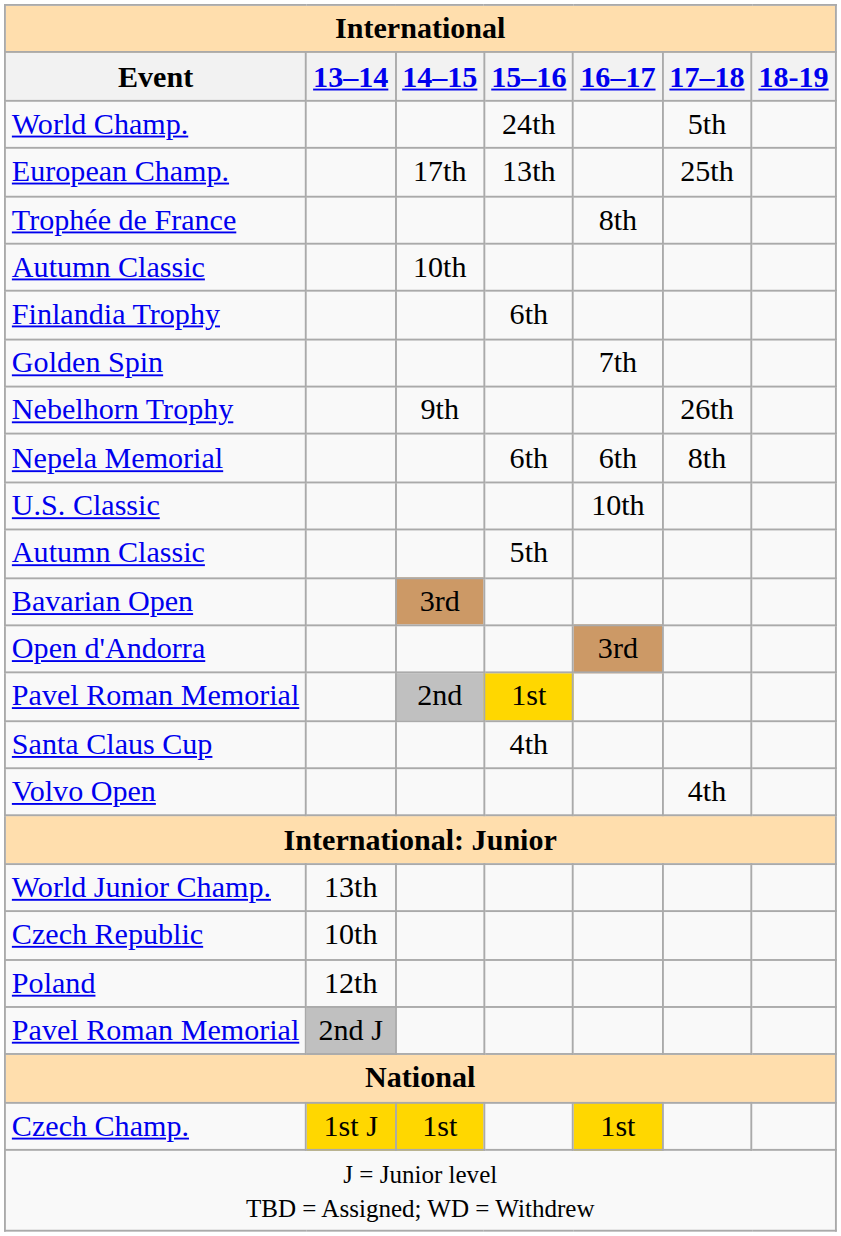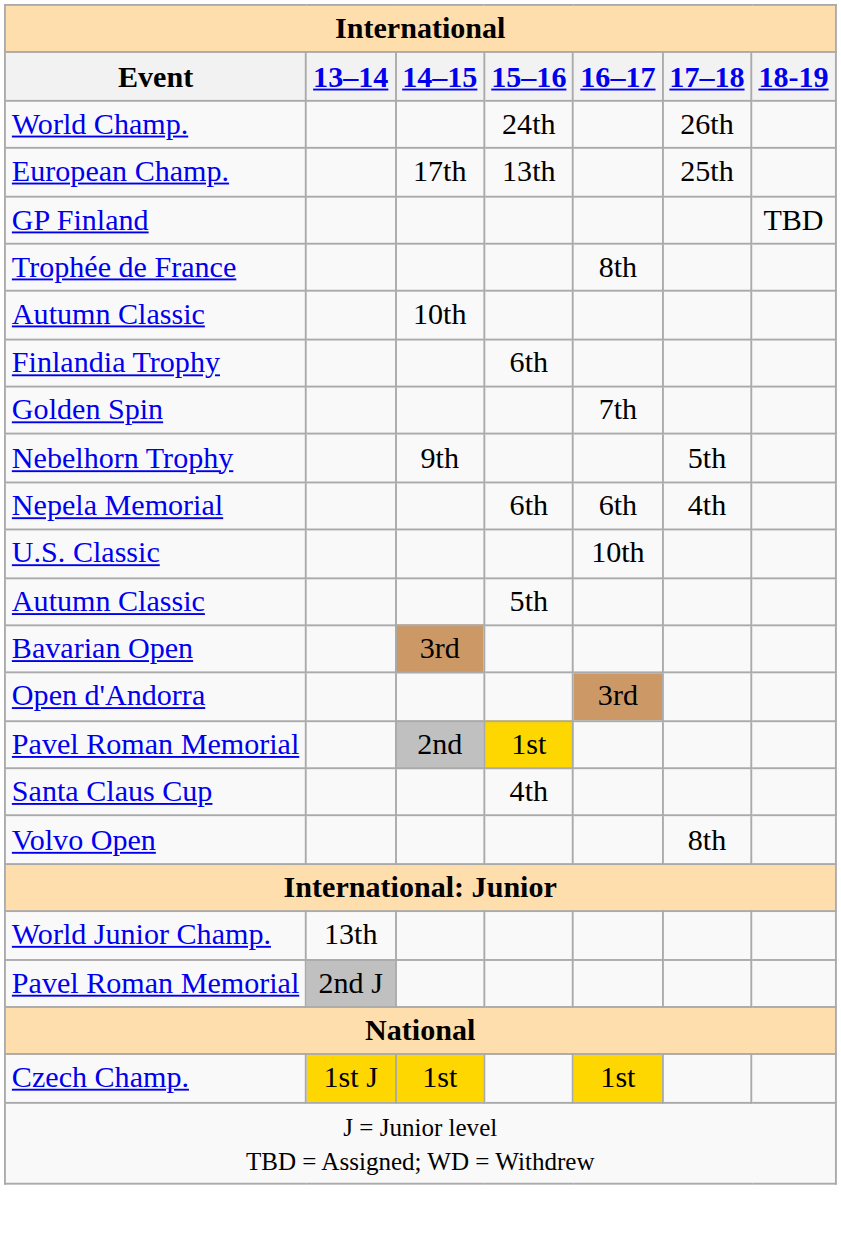(707, 123) 5th -> (707, 123) 26th
+ row: (80, 219)
(707, 409) 26th -> (707, 457) 5th
(707, 457) 8th -> (707, 505) 4th
(707, 791) 4th -> (707, 839) 8th
- row: (108, 934)
- row: (54, 982)
